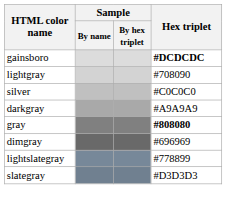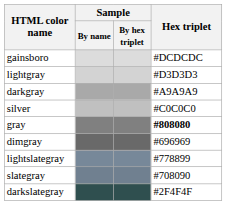(179, 58) bold -> (178, 58) normal
(172, 74) #708090 -> (175, 74) #D3D3D3
rows swapped: (19, 91) <-> (26, 108)
(175, 175) #D3D3D3 -> (172, 175) #708090
+ row: (35, 192)
